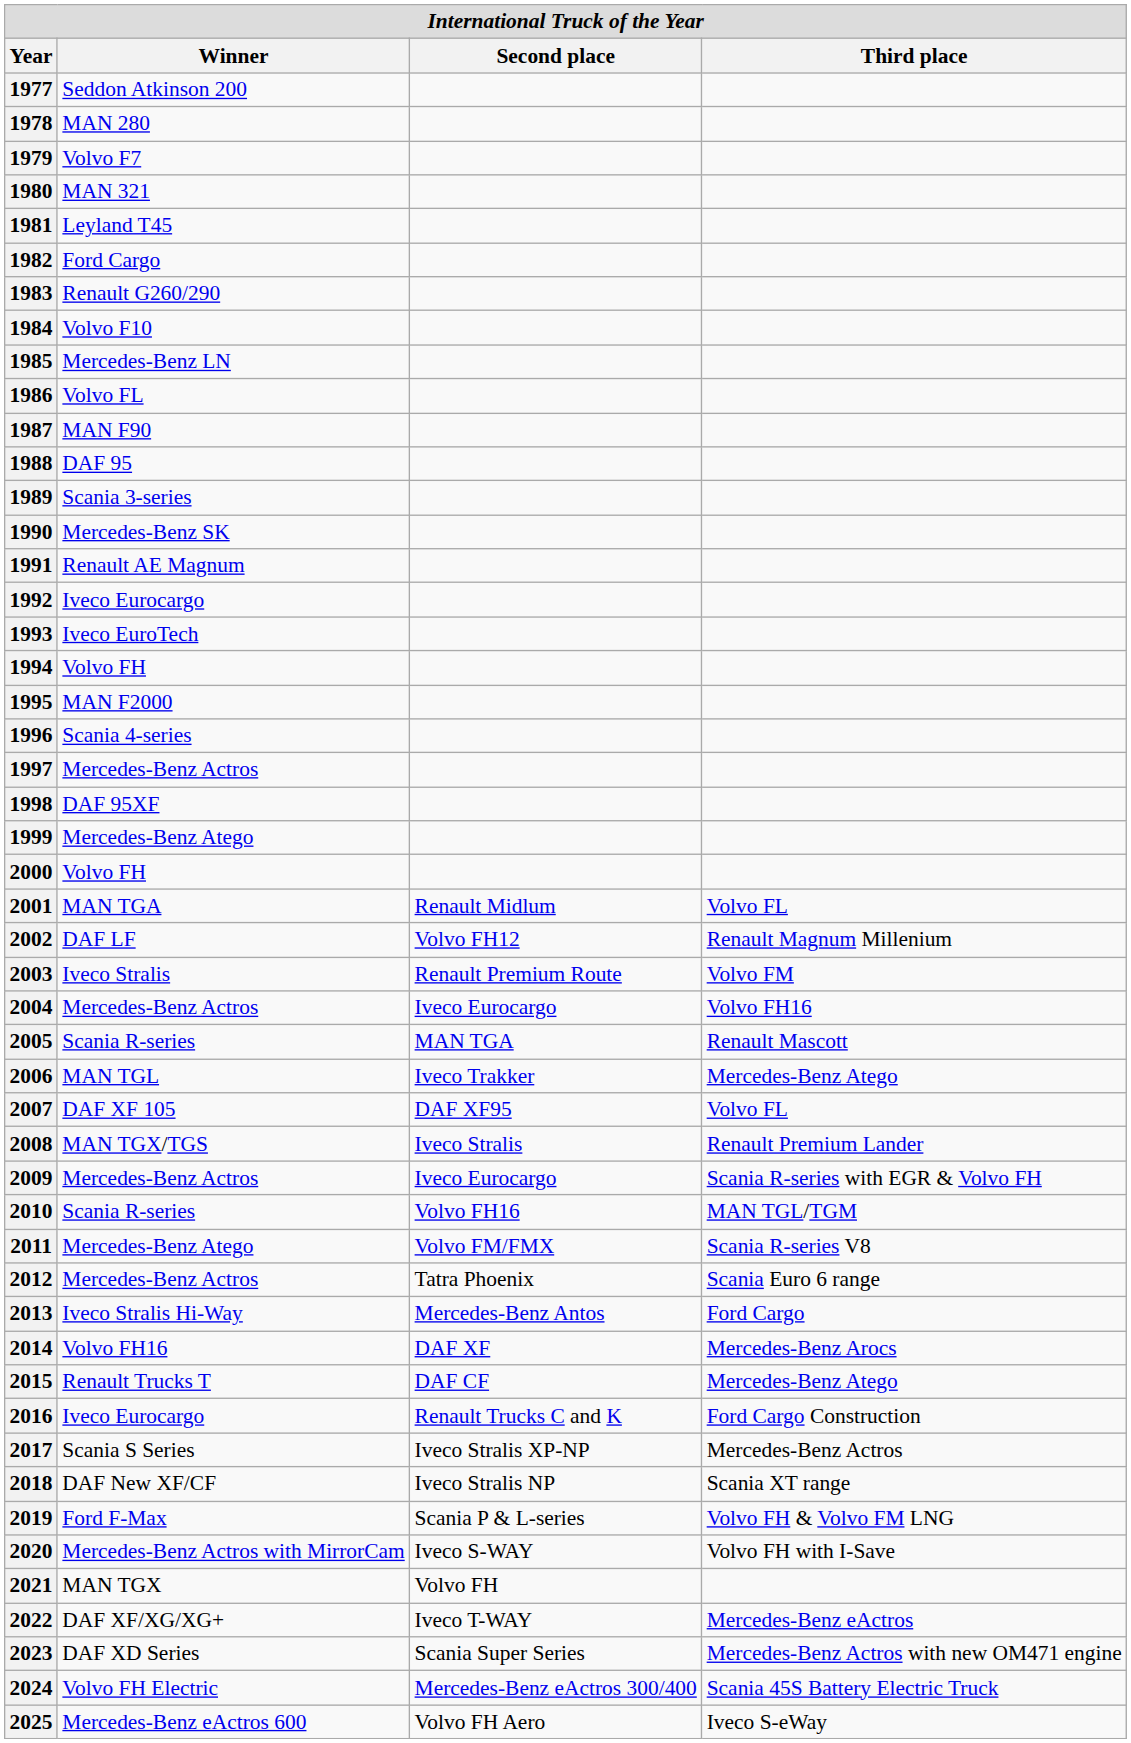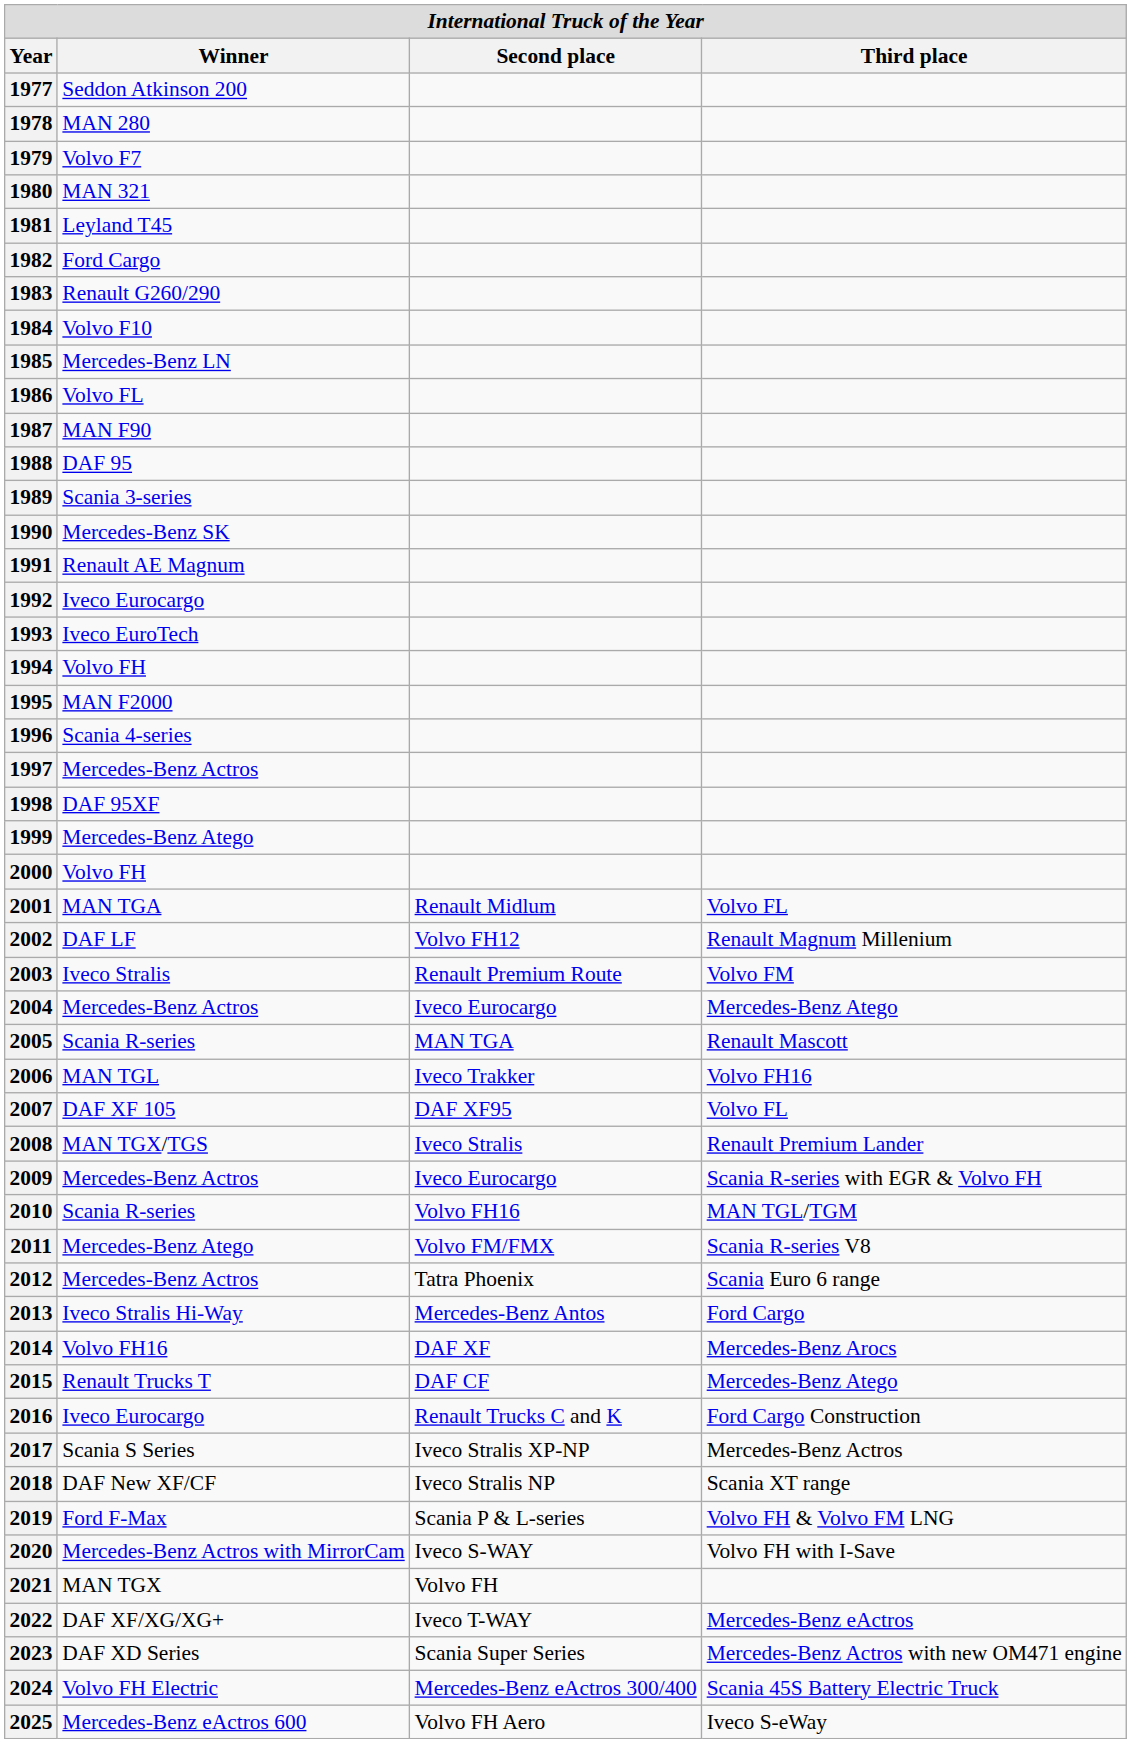(759, 1007) Volvo FH16 -> (802, 1007) Mercedes-Benz Atego
(802, 1075) Mercedes-Benz Atego -> (759, 1075) Volvo FH16
